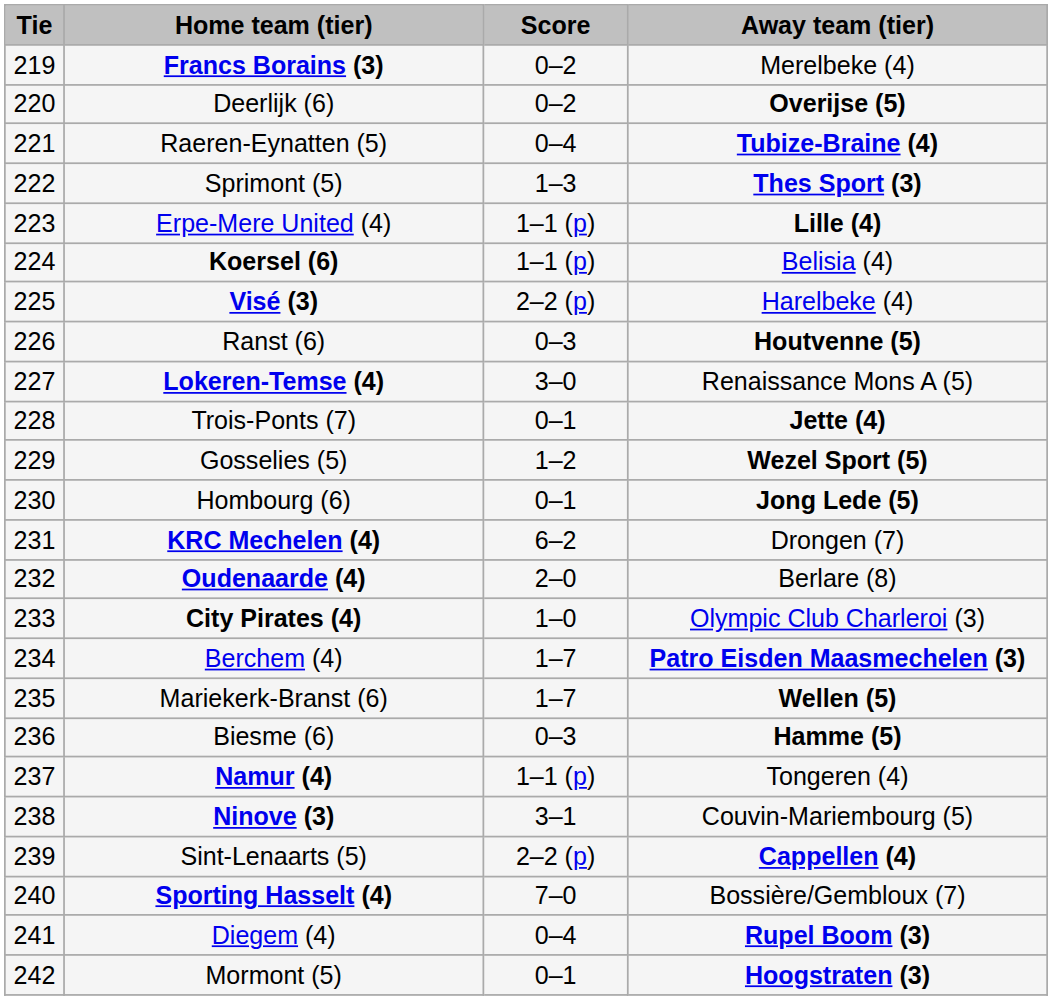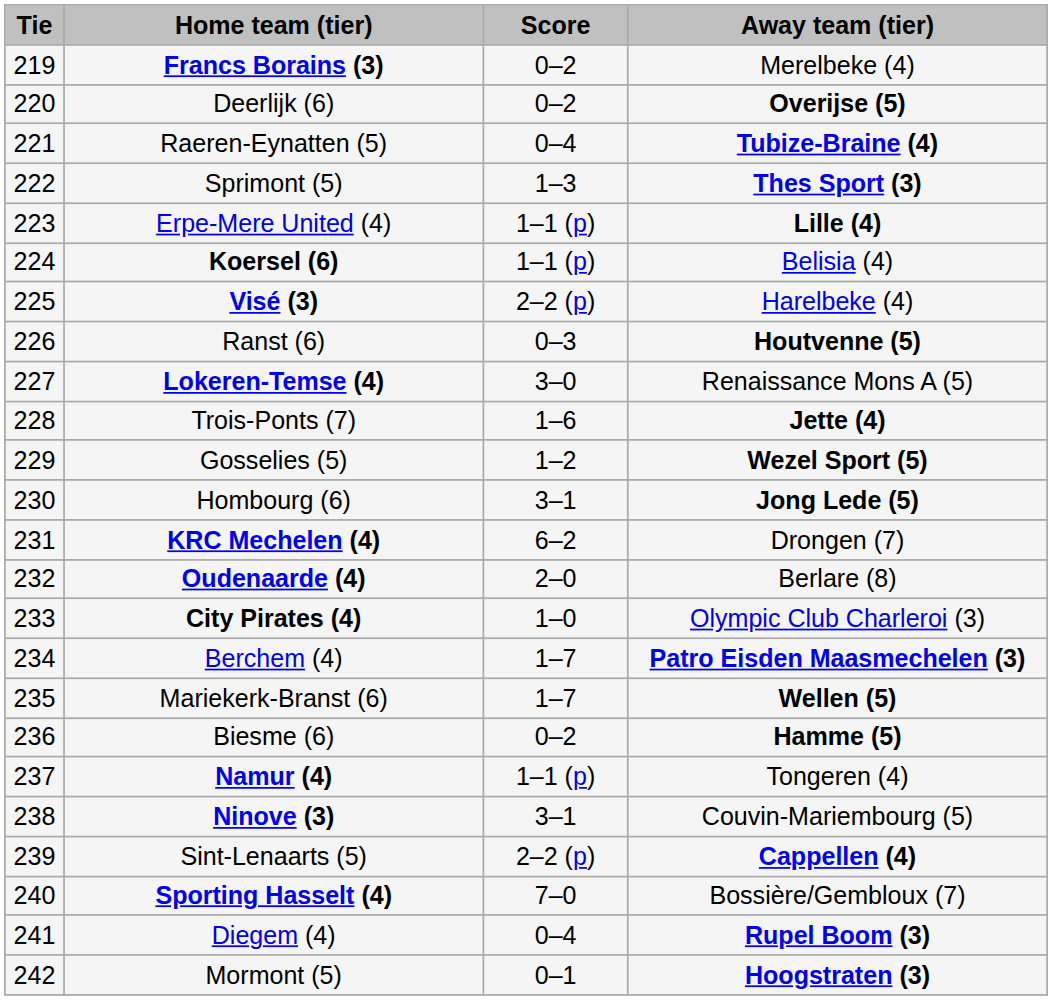(556, 421) 0–1 -> (556, 421) 1–6
(556, 500) 0–1 -> (556, 500) 3–1
(556, 738) 0–3 -> (556, 738) 0–2
